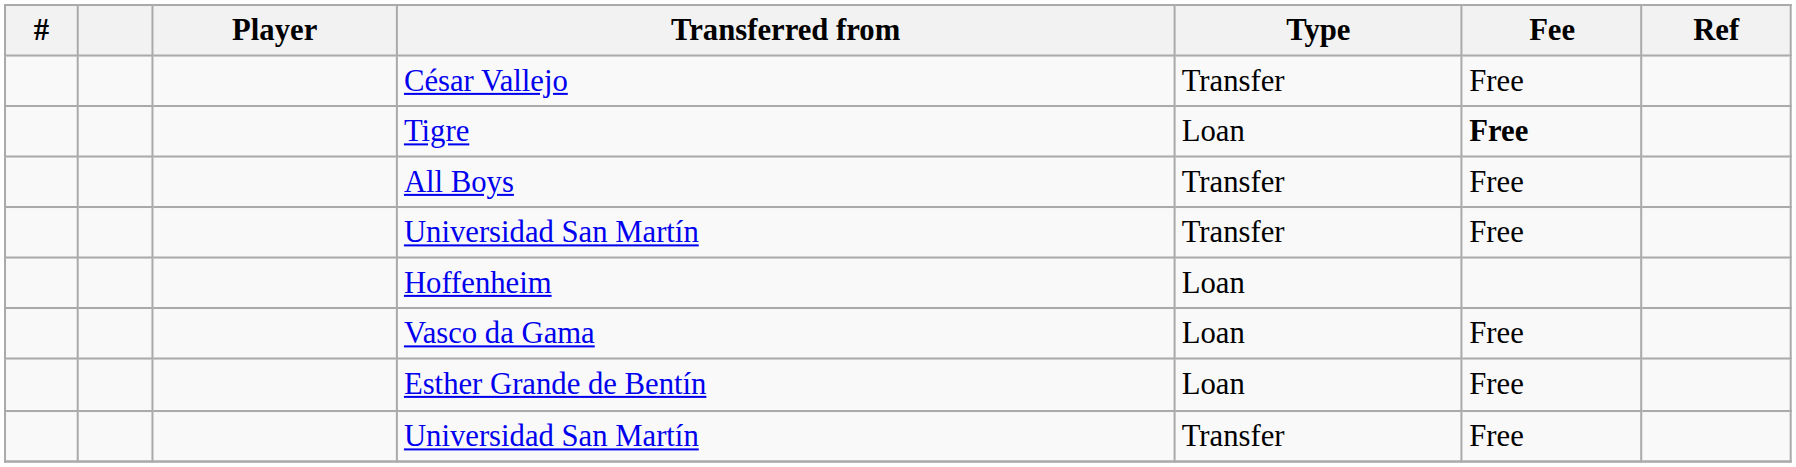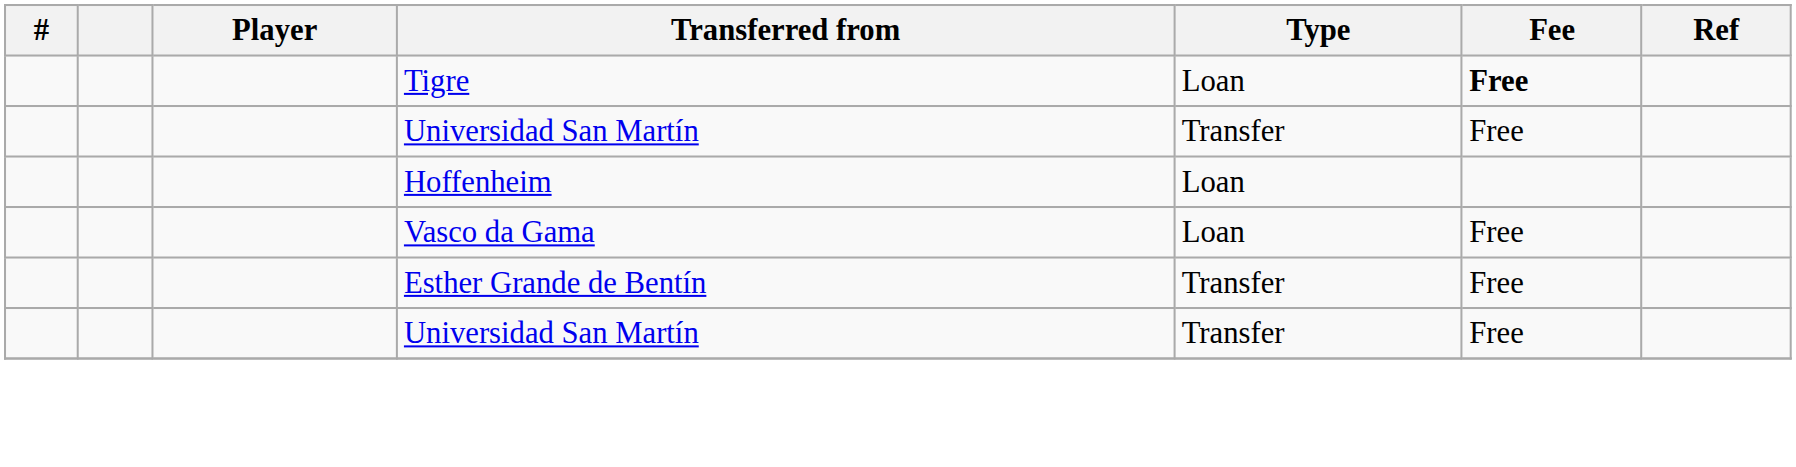- row: (41, 81)
- row: (41, 182)
(1213, 384) Loan -> (1233, 283) Transfer
